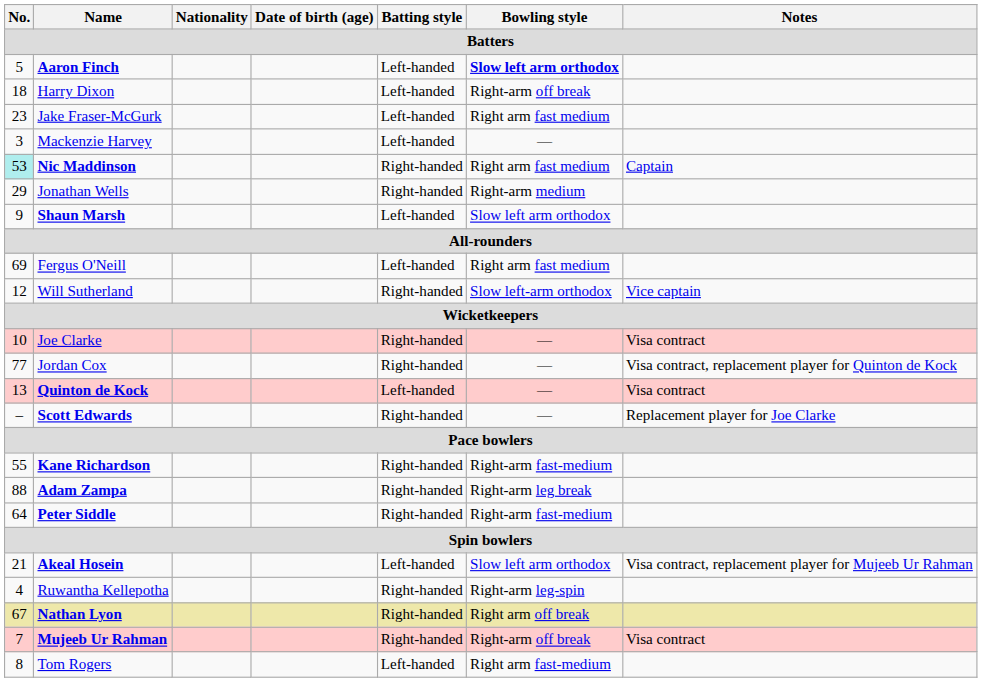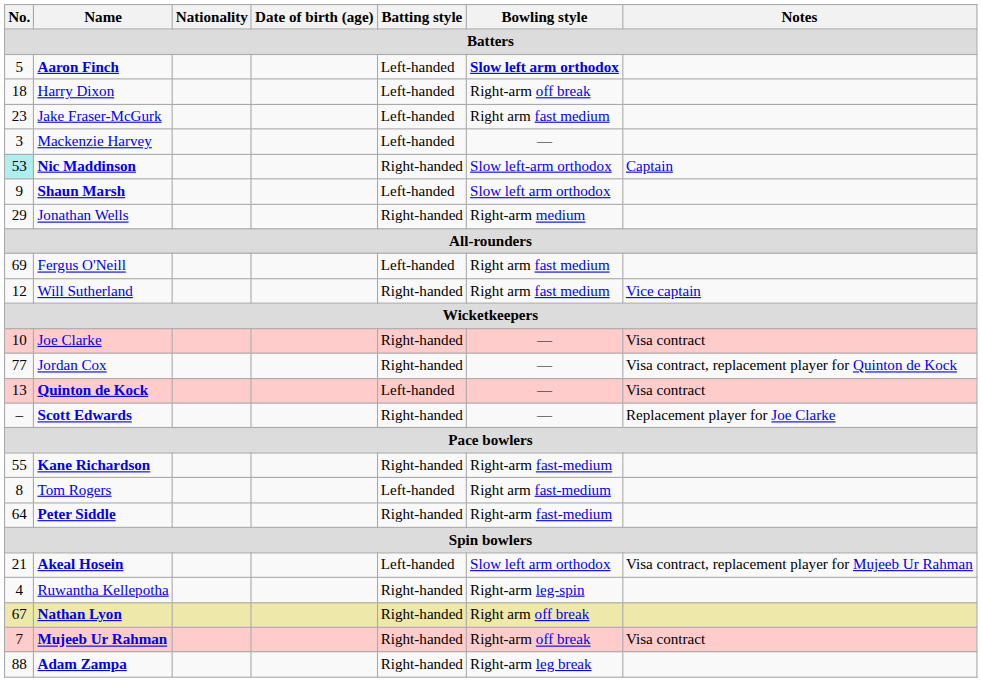(540, 165) Right arm fast medium -> (541, 165) Slow left-arm orthodox
rows swapped: (81, 215) <-> (83, 190)
(541, 290) Slow left-arm orthodox -> (540, 290) Right arm fast medium
rows swapped: (74, 664) <-> (82, 489)
